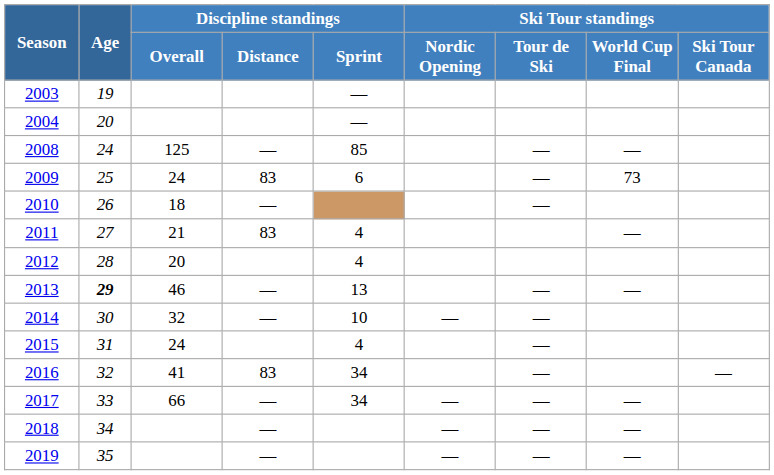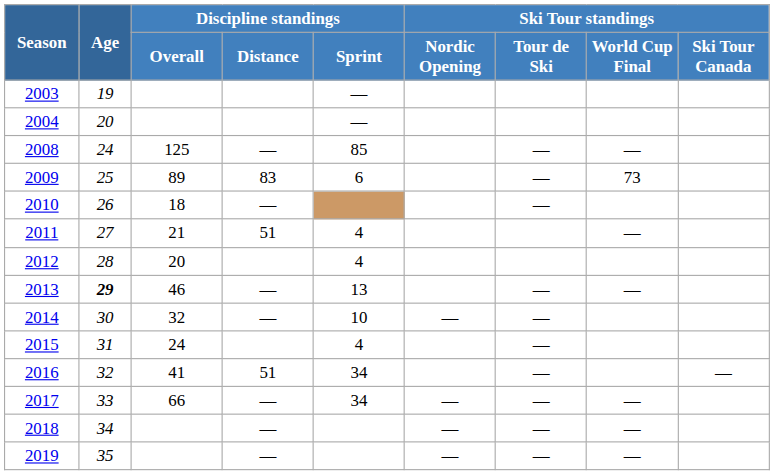(177, 177) 24 -> (177, 177) 89
(268, 233) 83 -> (268, 233) 51
(268, 372) 83 -> (268, 372) 51
